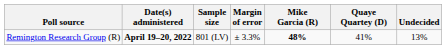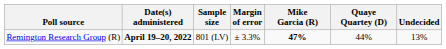(298, 37) 48% -> (298, 37) 47%
(364, 37) 41% -> (364, 37) 44%
